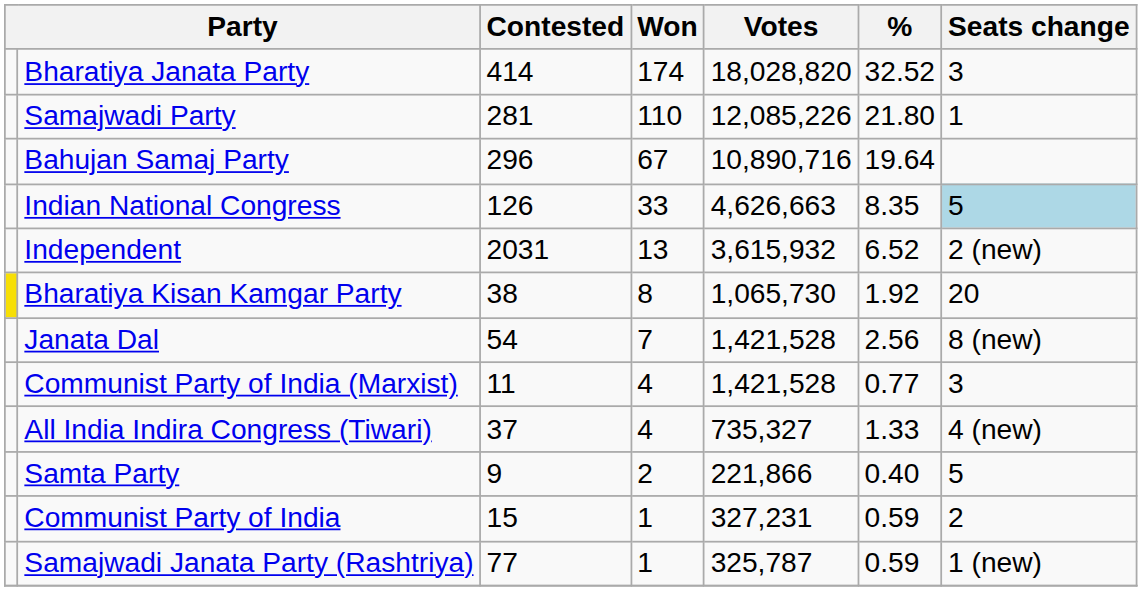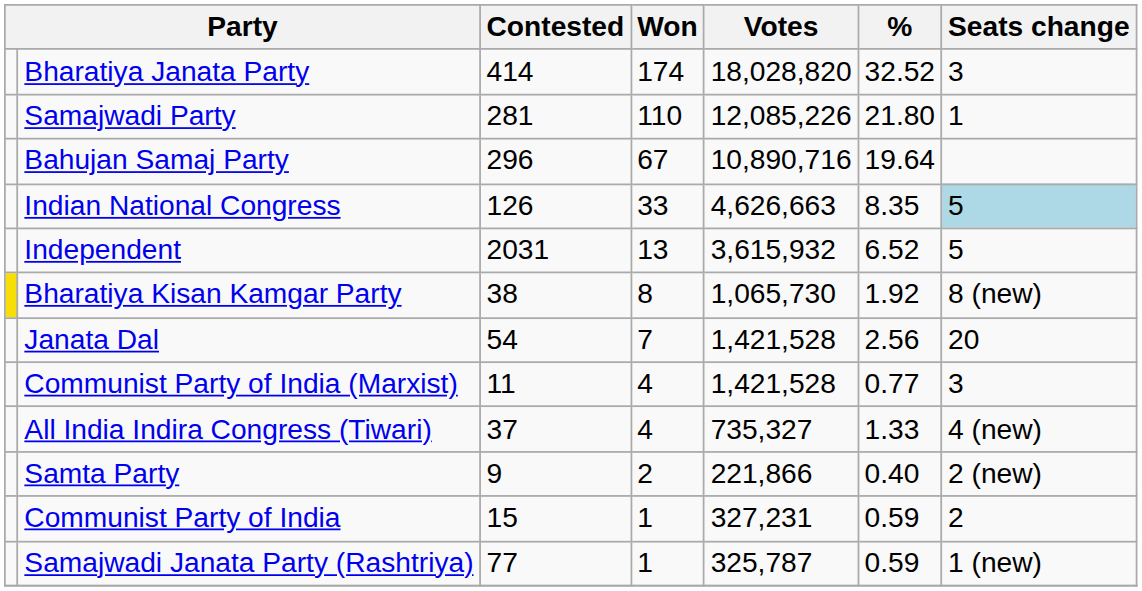(995, 250) 2 (new) -> (956, 250) 5
(964, 294) 20 -> (995, 294) 8 (new)
(995, 339) 8 (new) -> (964, 339) 20
(956, 473) 5 -> (995, 473) 2 (new)
